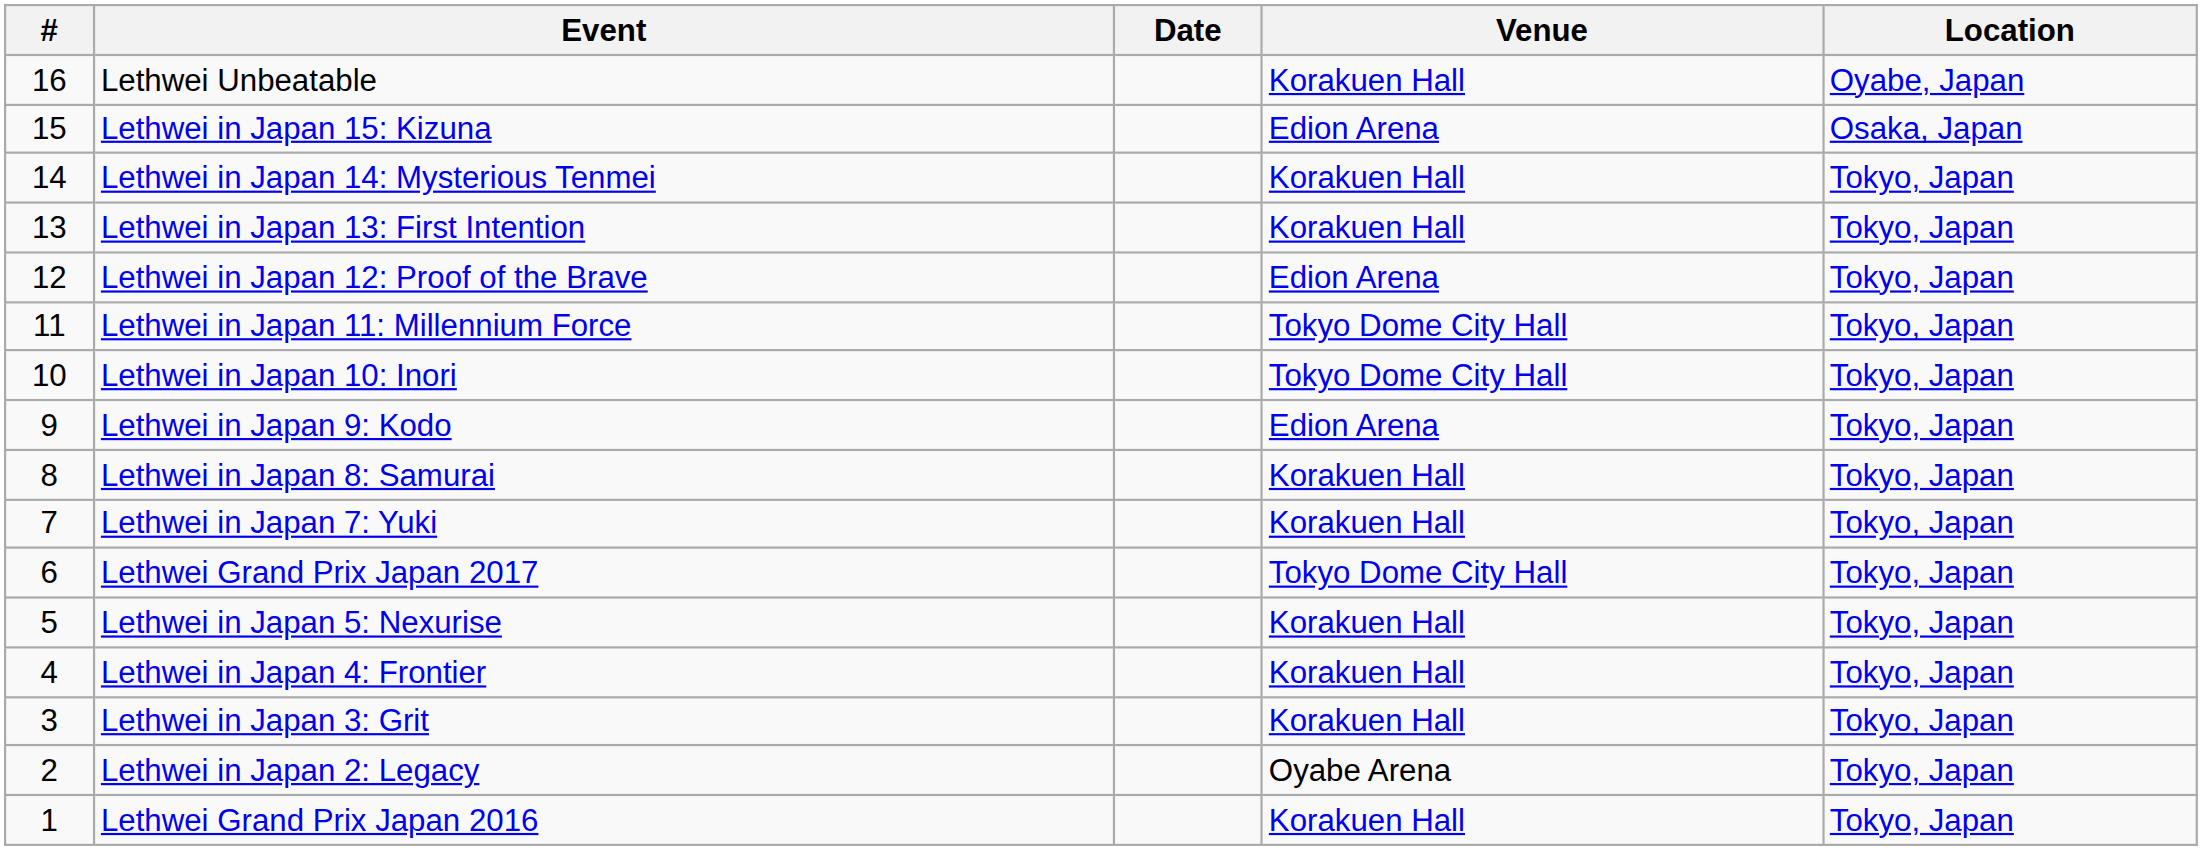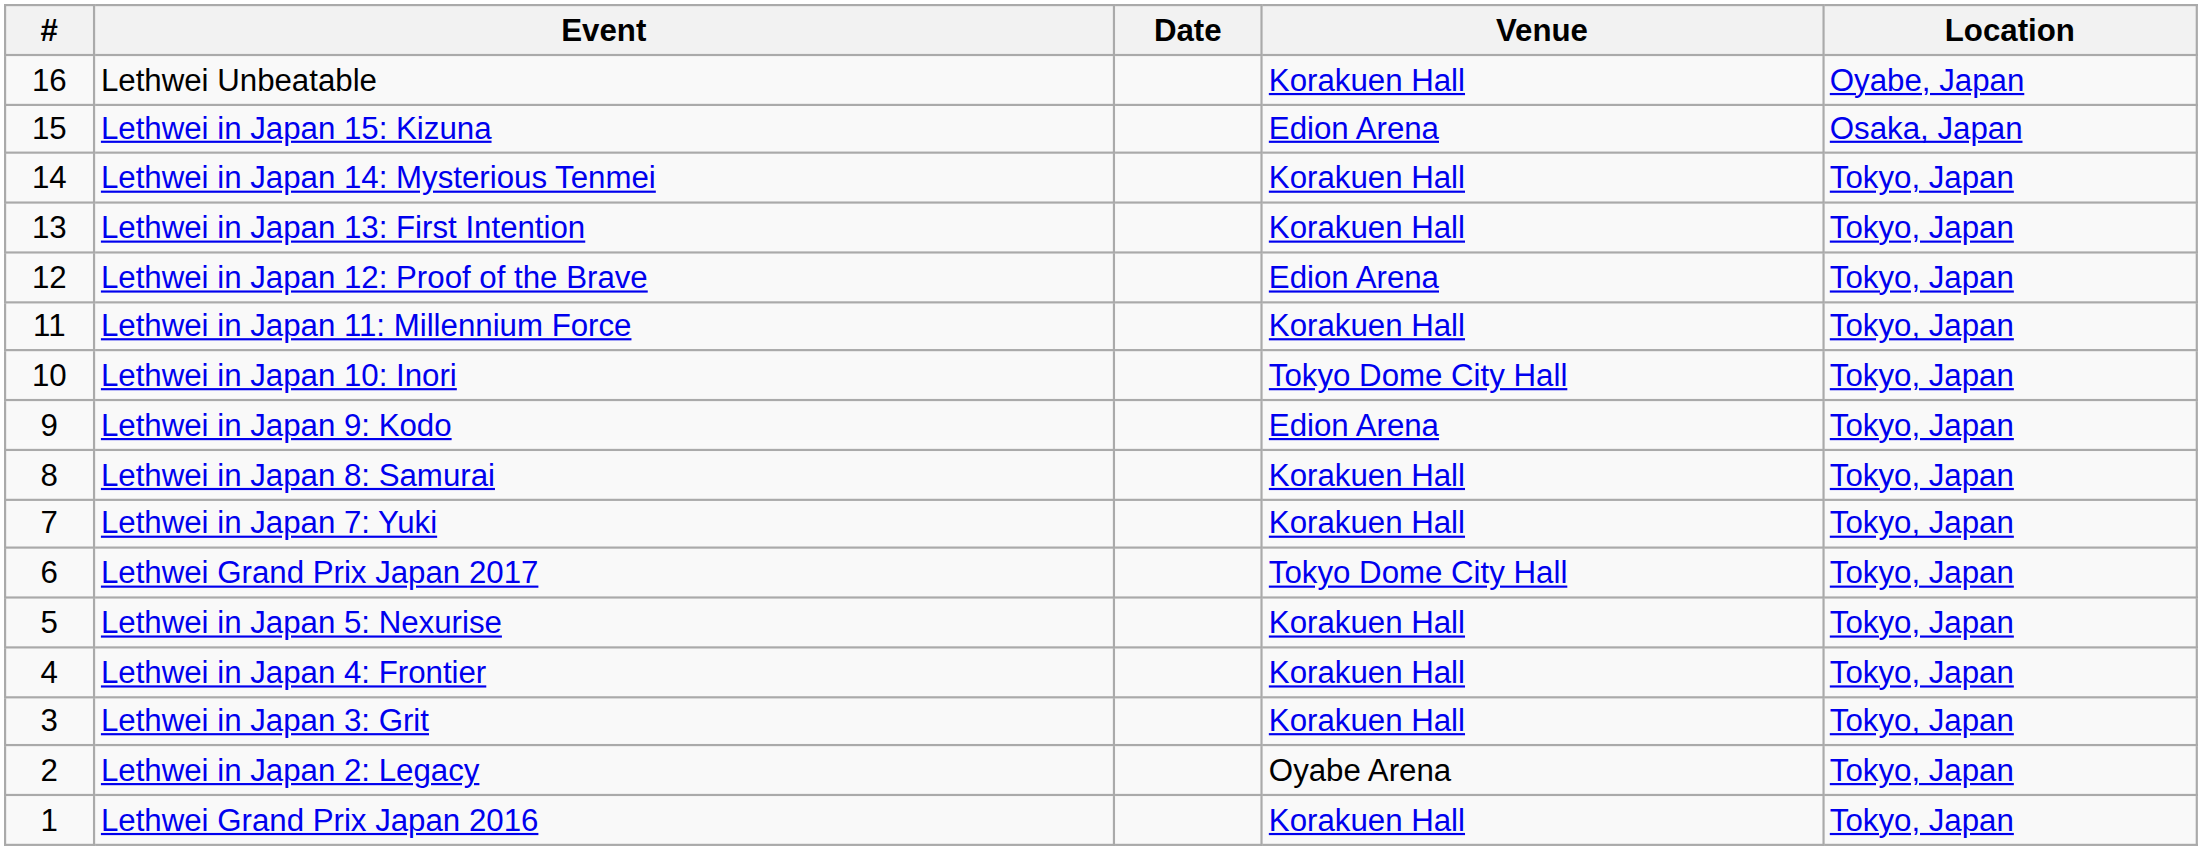(1418, 326) Tokyo Dome City Hall -> (1367, 326) Korakuen Hall
